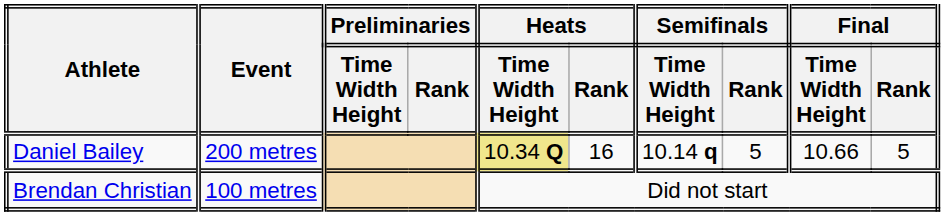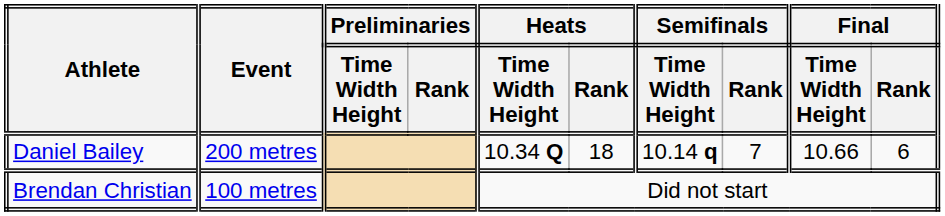(524, 152) khaki background -> (524, 152) no background
(601, 152) 16 -> (601, 152) 18
(755, 152) 5 -> (755, 152) 7
(903, 152) 5 -> (903, 152) 6
